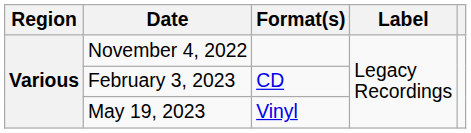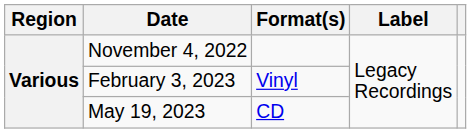(270, 81) CD -> (277, 81) Vinyl
(277, 111) Vinyl -> (270, 111) CD
